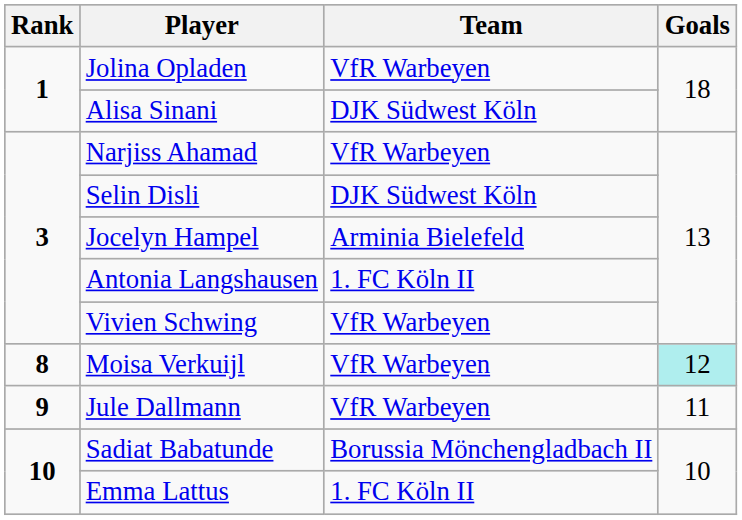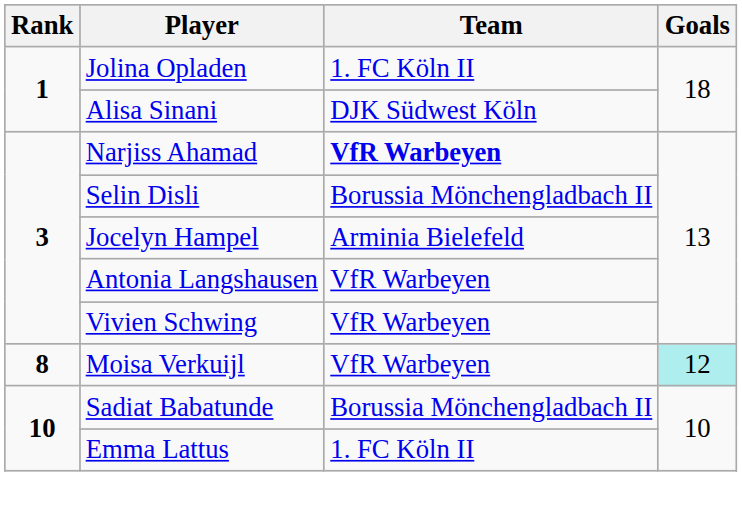(410, 68) VfR Warbeyen -> (402, 68) 1. FC Köln II
(410, 152) normal -> (416, 152) bold
(433, 195) DJK Südwest Köln -> (491, 195) Borussia Mönchengladbach II
(402, 279) 1. FC Köln II -> (410, 279) VfR Warbeyen
- row: (163, 407)
